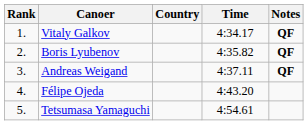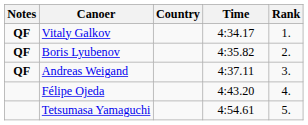columns swapped: (21, 14) <-> (286, 14)
